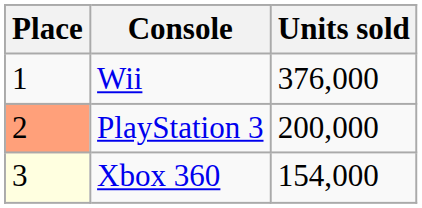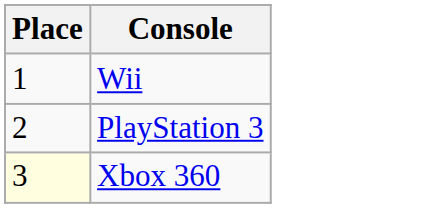- column: (344, 29)
(20, 127) lightsalmon background -> (20, 127) no background
